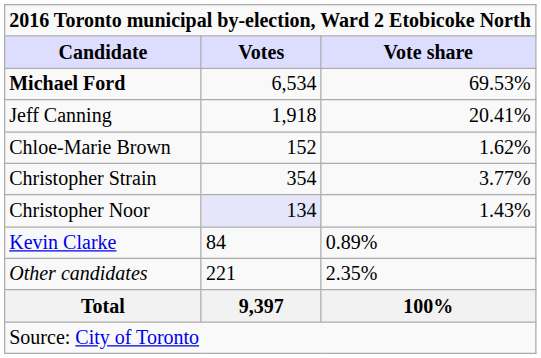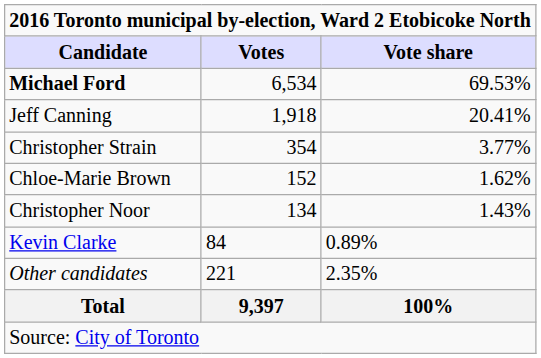rows swapped: (83, 178) <-> (90, 147)
(302, 210) lavender background -> (302, 210) no background
